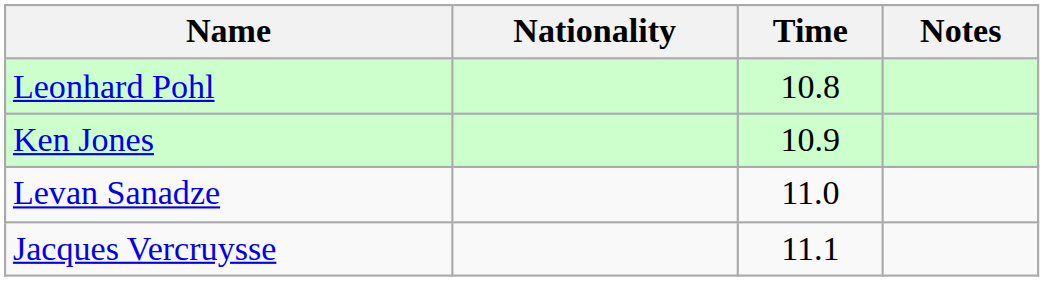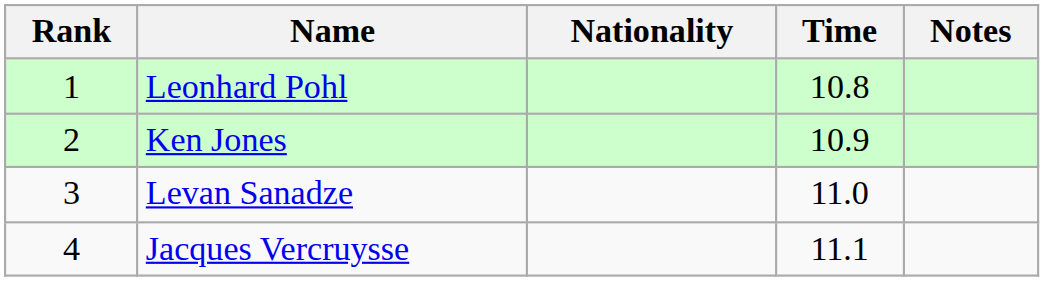+ column: (72, 31)
